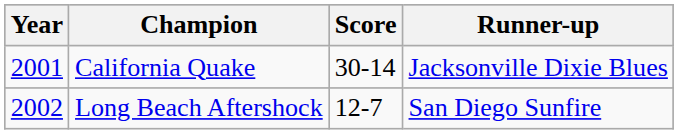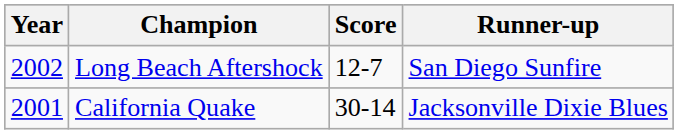rows swapped: (165, 66) <-> (199, 107)
